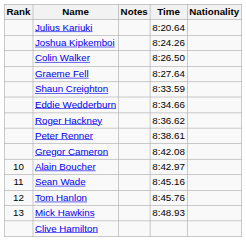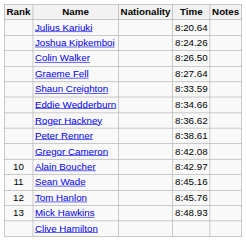columns swapped: (214, 12) <-> (134, 12)
